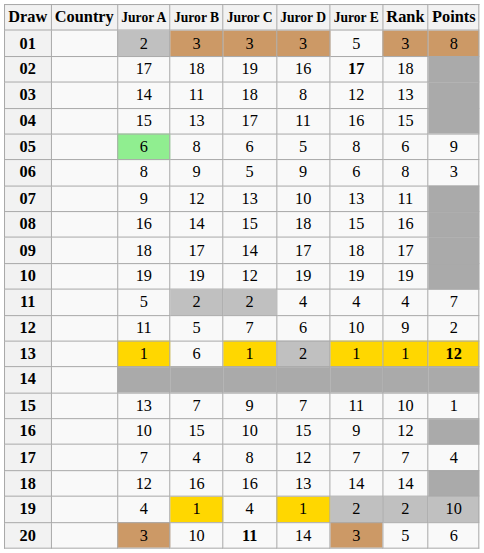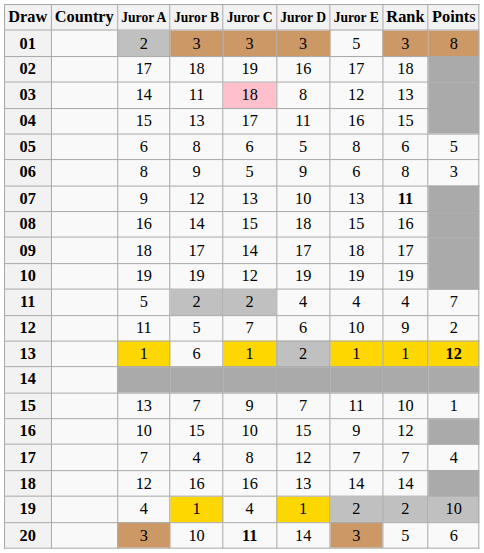(356, 69) bold -> (356, 69) normal
(250, 95) no background -> (250, 95) pink background
(144, 146) lightgreen background -> (144, 146) no background
(454, 146) 9 -> (454, 146) 5
(405, 198) normal -> (405, 198) bold
